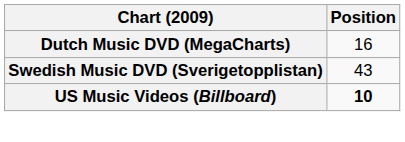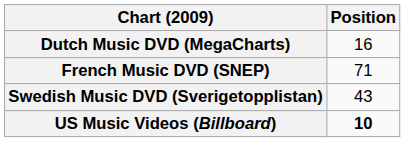+ row: (166, 70)
